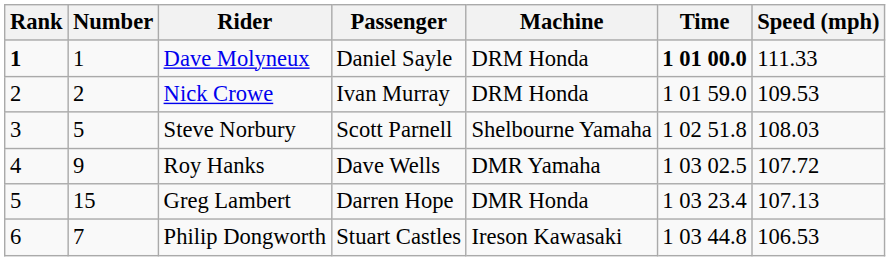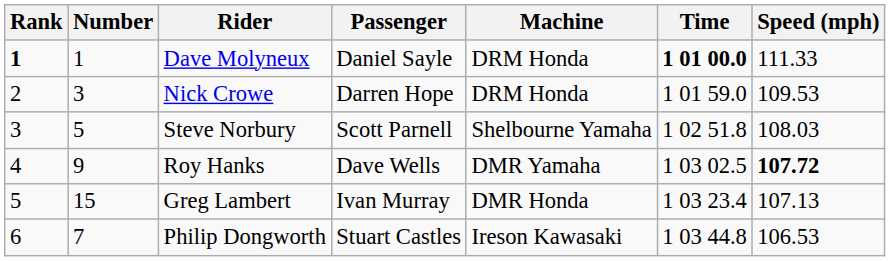(79, 93) 2 -> (79, 93) 3
(393, 93) Ivan Murray -> (395, 93) Darren Hope
(788, 165) normal -> (788, 165) bold
(395, 201) Darren Hope -> (393, 201) Ivan Murray
